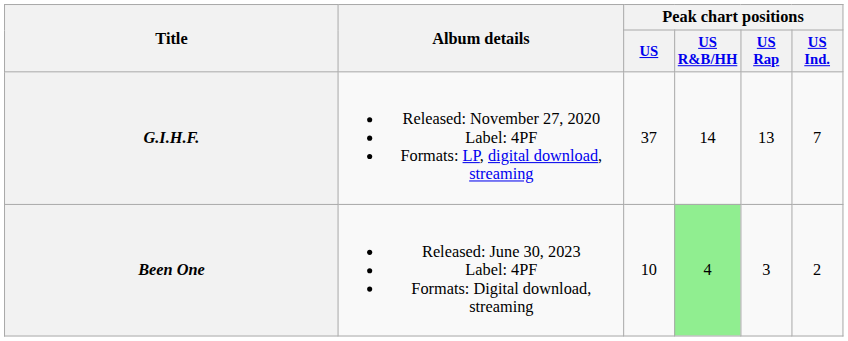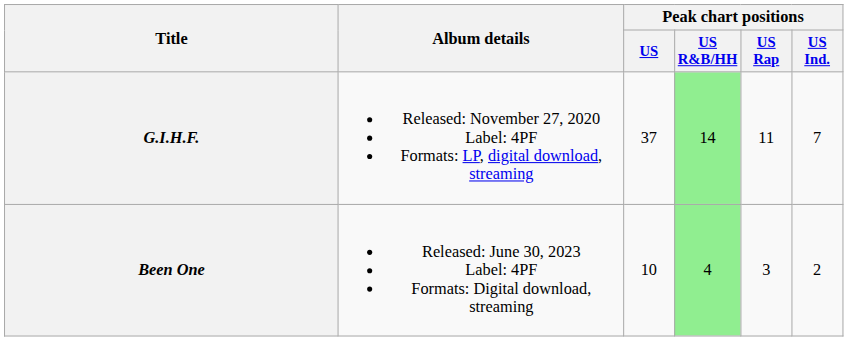(708, 137) no background -> (708, 137) lightgreen background
(766, 137) 13 -> (766, 137) 11
